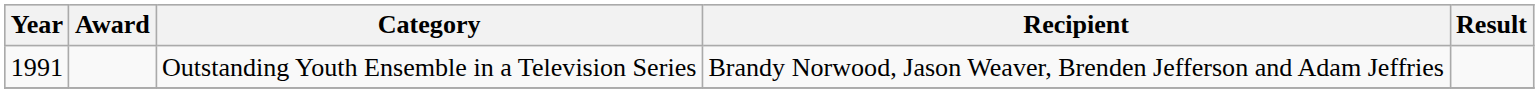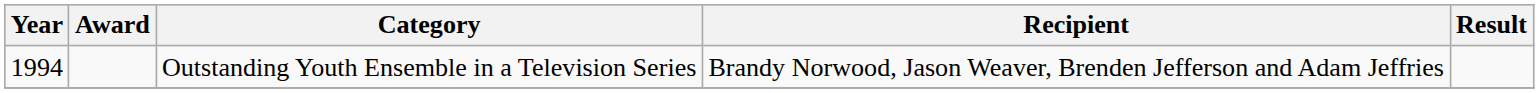(37, 66) 1991 -> (37, 66) 1994
